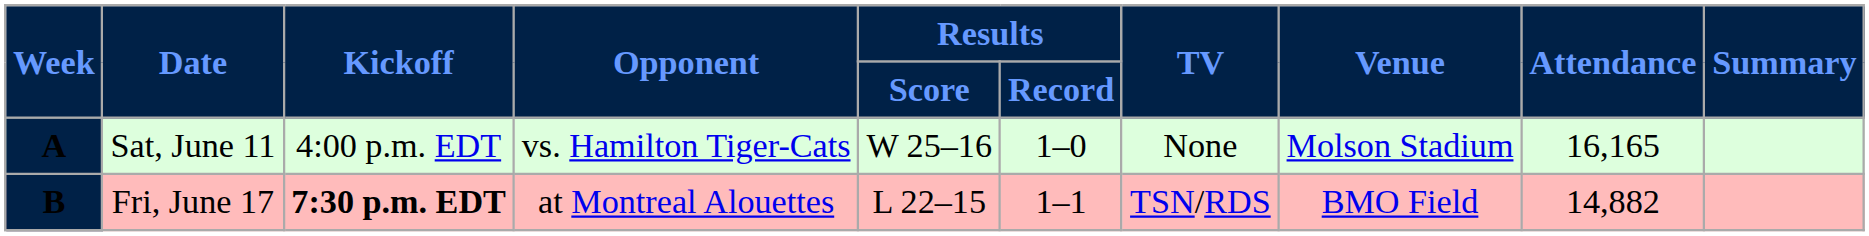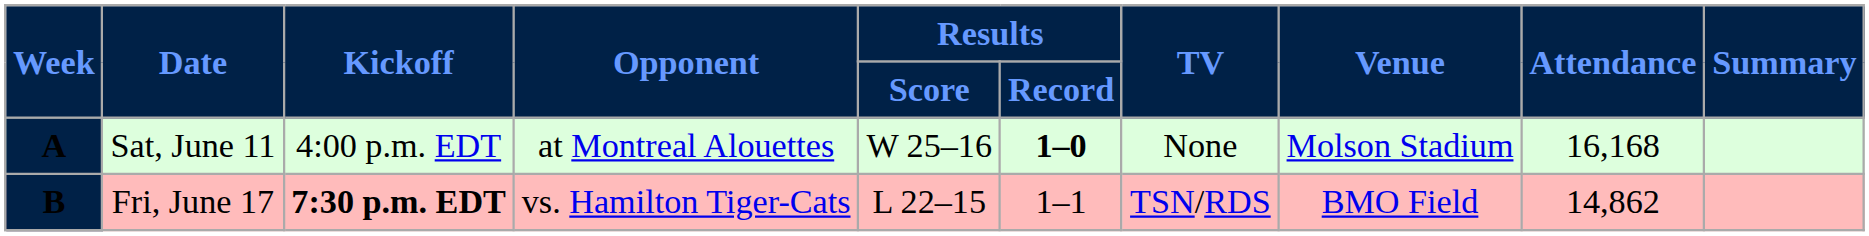(686, 145) vs. Hamilton Tiger-Cats -> (686, 145) at Montreal Alouettes
(1061, 145) normal -> (1061, 145) bold
(1613, 145) 16,165 -> (1613, 145) 16,168
(686, 202) at Montreal Alouettes -> (686, 202) vs. Hamilton Tiger-Cats
(1613, 202) 14,882 -> (1613, 202) 14,862
